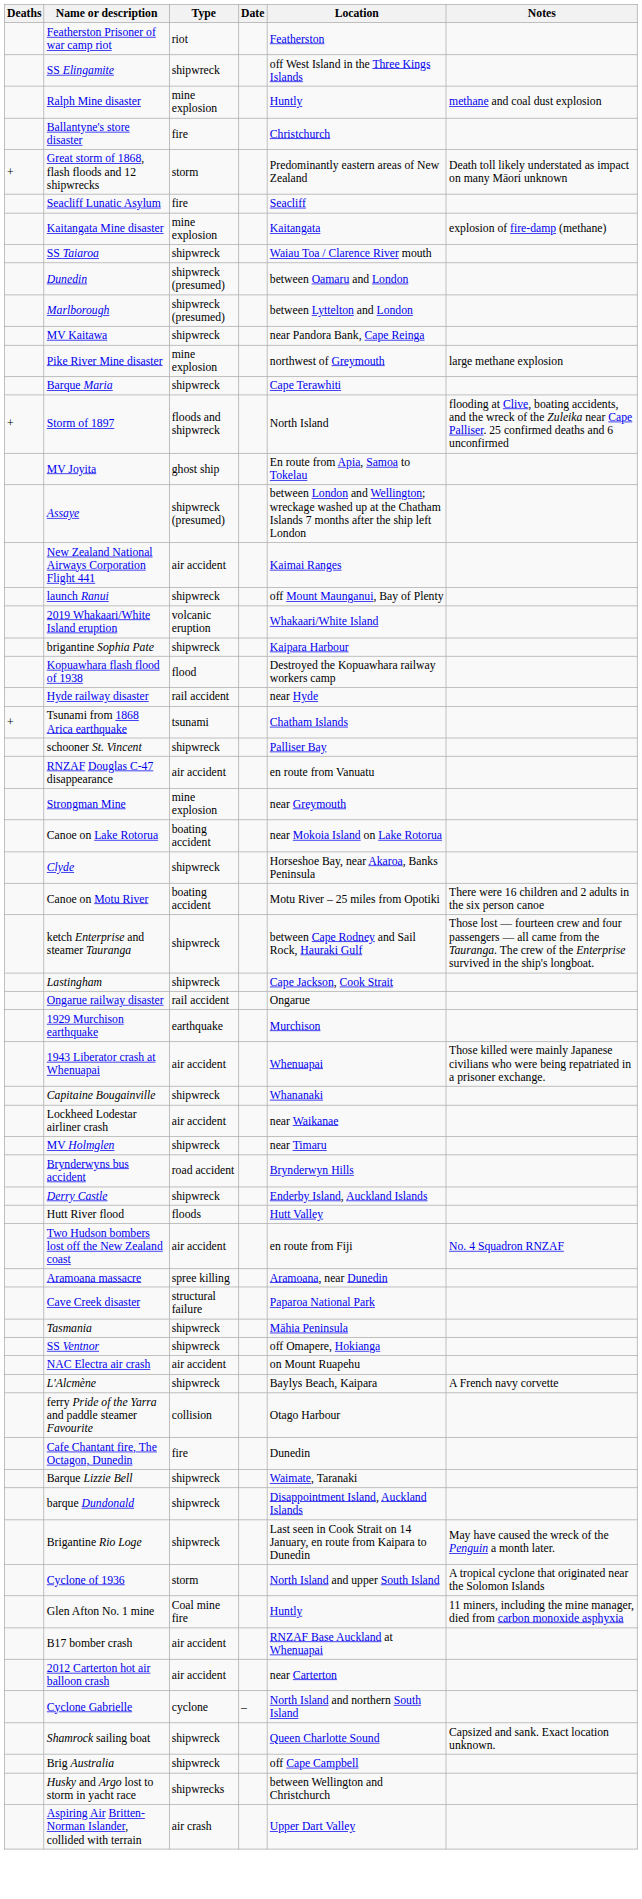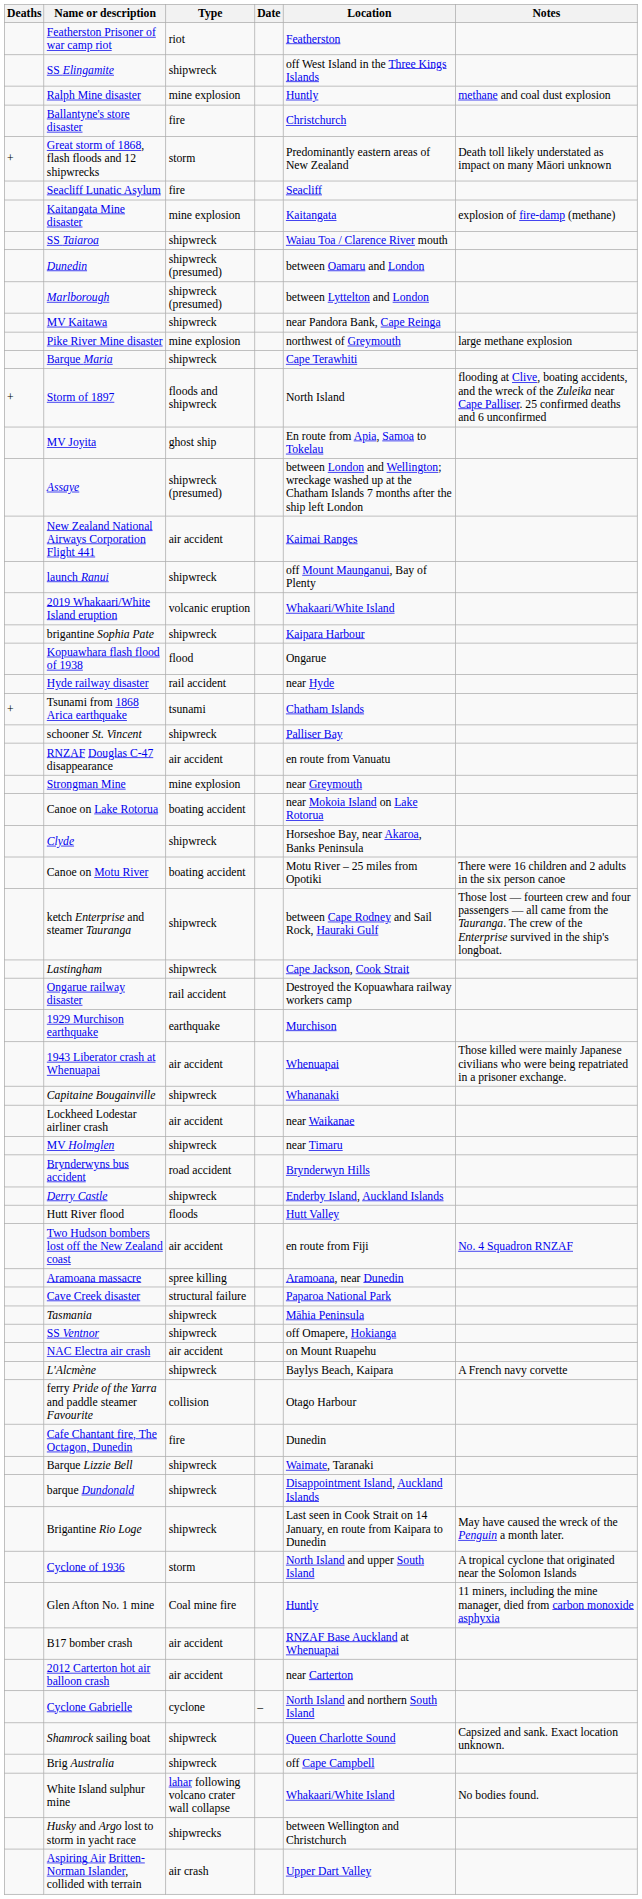(353, 672) Destroyed the Kopuawhara railway workers camp -> (306, 658) Ongarue
(290, 1000) Ongarue -> (369, 994) Destroyed the Kopuawhara railway workers camp
+ row: (96, 1795)
